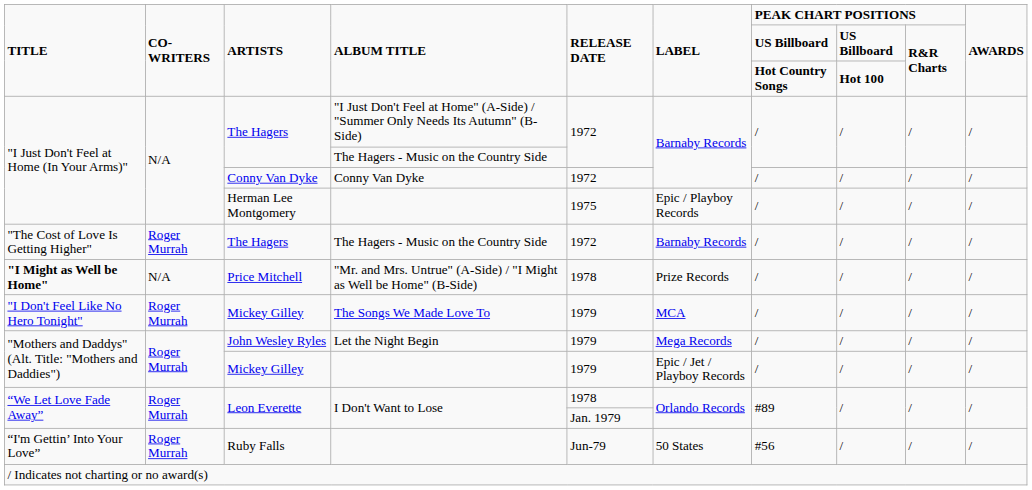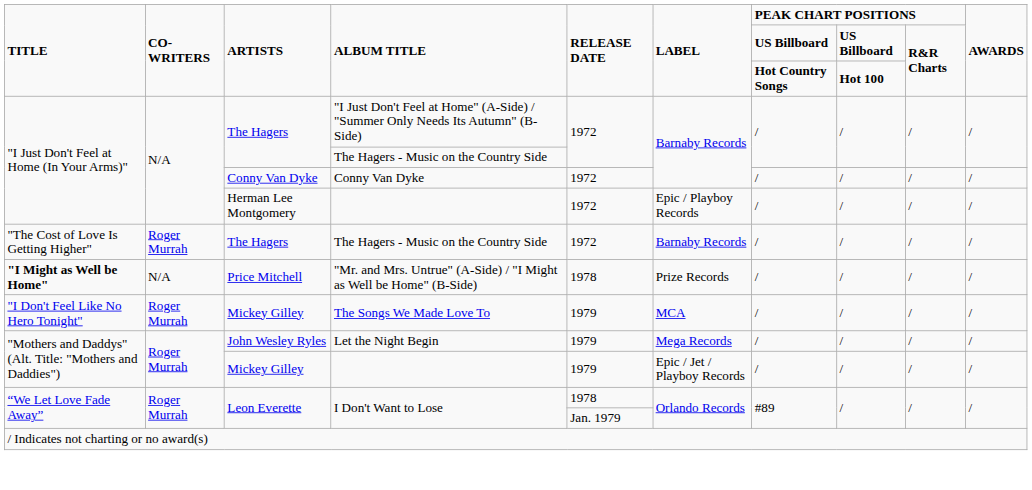(583, 206) 1975 -> (583, 206) 1972
- row: (256, 446)
